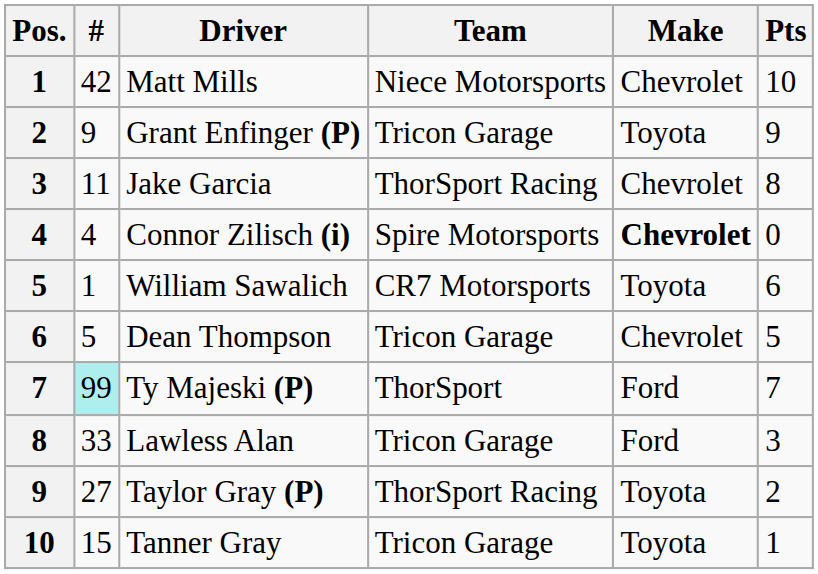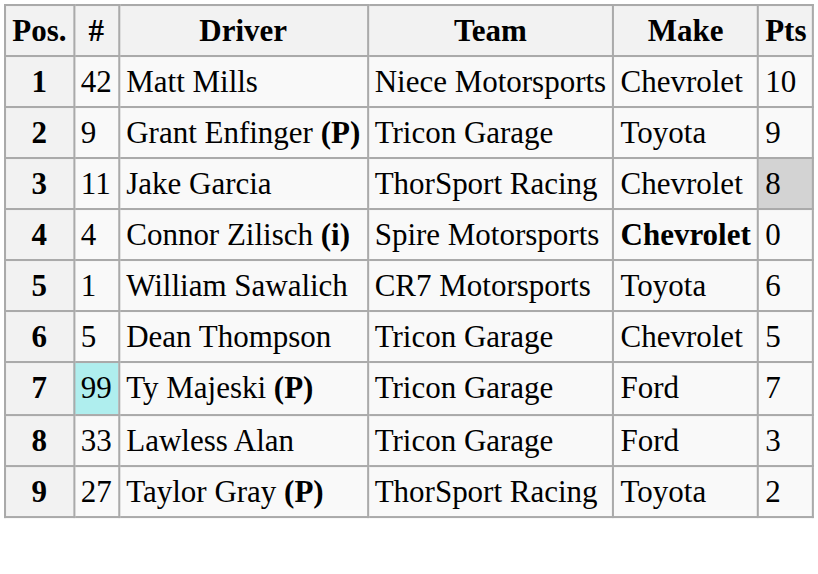(773, 183) no background -> (773, 183) lightgrey background
(438, 388) ThorSport -> (464, 388) Tricon Garage
- row: (204, 541)
